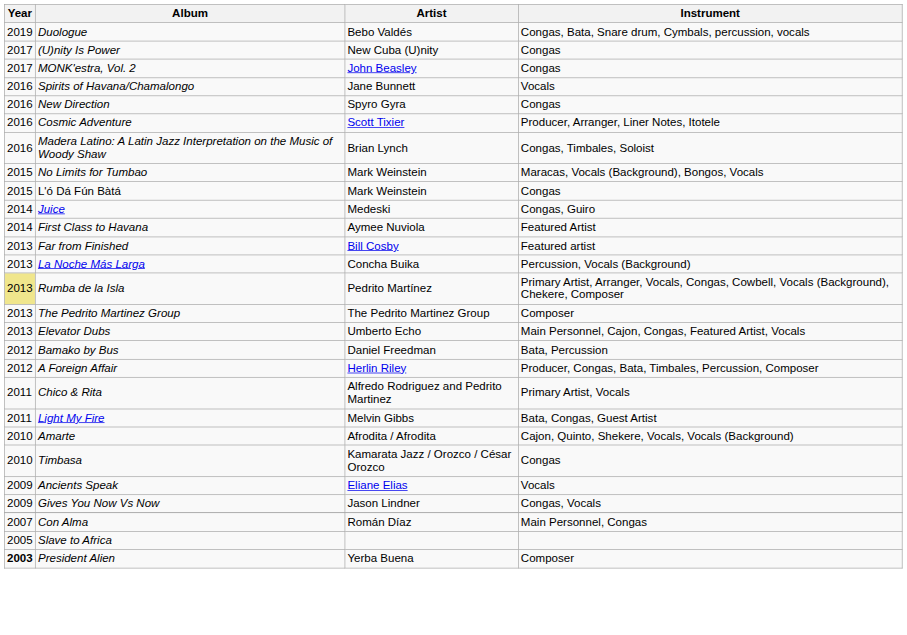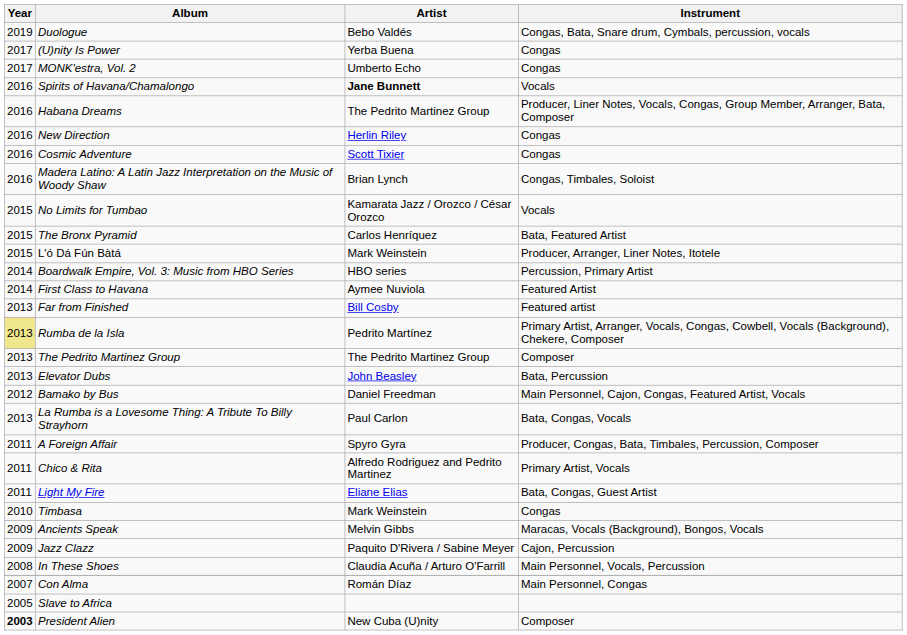(393, 50) New Cuba (U)nity -> (380, 50) Yerba Buena
(382, 68) John Beasley -> (384, 68) Umberto Echo
(381, 86) normal -> (384, 86) bold
+ row: (80, 111)
(377, 104) Spyro Gyra -> (377, 136) Herlin Riley
(620, 123) Producer, Arranger, Liner Notes, Itotele -> (541, 154) Congas
(387, 172) Mark Weinstein -> (429, 210) Kamarata Jazz / Orozco / César Orozco
(642, 172) Maracas, Vocals (Background), Bongos, Vocals -> (538, 210) Vocals
+ row: (87, 235)
(541, 191) Congas -> (620, 253) Producer, Arranger, Liner Notes, Itotele
+ row: (166, 271)
- row: (51, 209)
- row: (91, 264)
(384, 331) Umberto Echo -> (382, 376) John Beasley
(663, 331) Main Personnel, Cajon, Congas, Featured Artist, Vocals -> (564, 376) Bata, Percussion
(564, 350) Bata, Percussion -> (663, 394) Main Personnel, Cajon, Congas, Featured Artist, Vocals
+ row: (165, 419)
(20, 368) 2012 -> (19, 443) 2011
(377, 368) Herlin Riley -> (377, 443) Spyro Gyra
(381, 417) Melvin Gibbs -> (377, 493) Eliane Elias
- row: (57, 436)
(429, 460) Kamarata Jazz / Orozco / César Orozco -> (387, 511) Mark Weinstein
(378, 485) Eliane Elias -> (381, 529) Melvin Gibbs
(538, 485) Vocals -> (642, 529) Maracas, Vocals (Background), Bongos, Vocals
+ row: (66, 548)
- row: (99, 503)
+ row: (78, 566)
(381, 558) Yerba Buena -> (393, 621) New Cuba (U)nity
